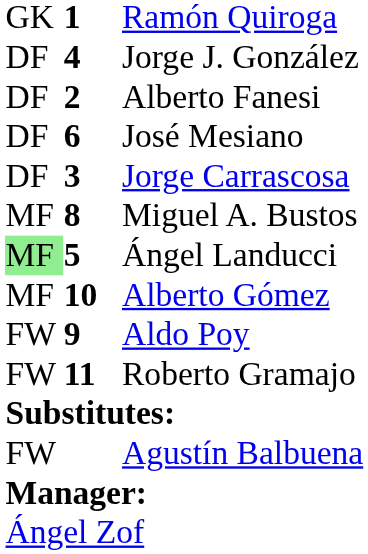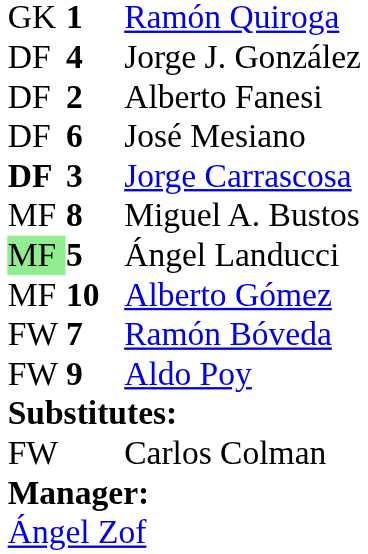(27, 175) normal -> (30, 175) bold
+ row: (228, 334)
- row: (239, 373)
- row: (243, 452)
+ row: (225, 452)
